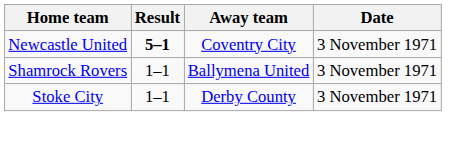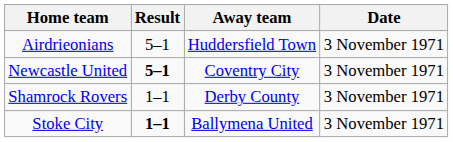+ row: (68, 44)
(249, 70) Ballymena United -> (252, 96) Derby County
(157, 96) normal -> (157, 123) bold
(249, 96) Derby County -> (252, 123) Ballymena United
